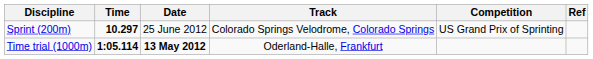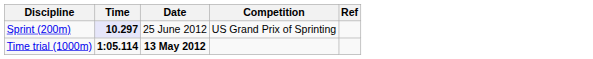- column: (323, 12)
(122, 29) no background -> (122, 29) lavender background
